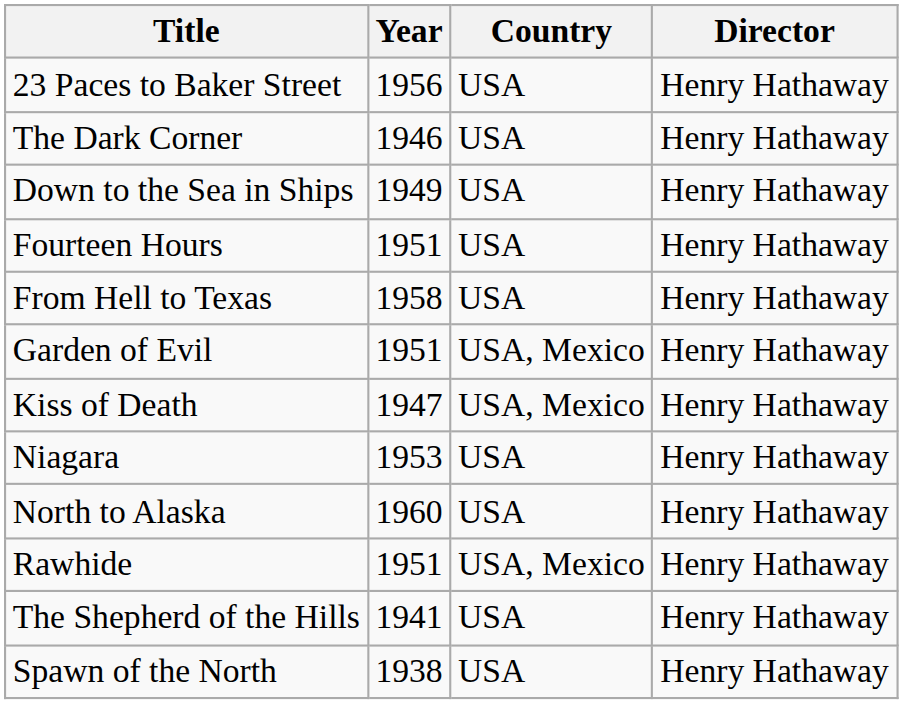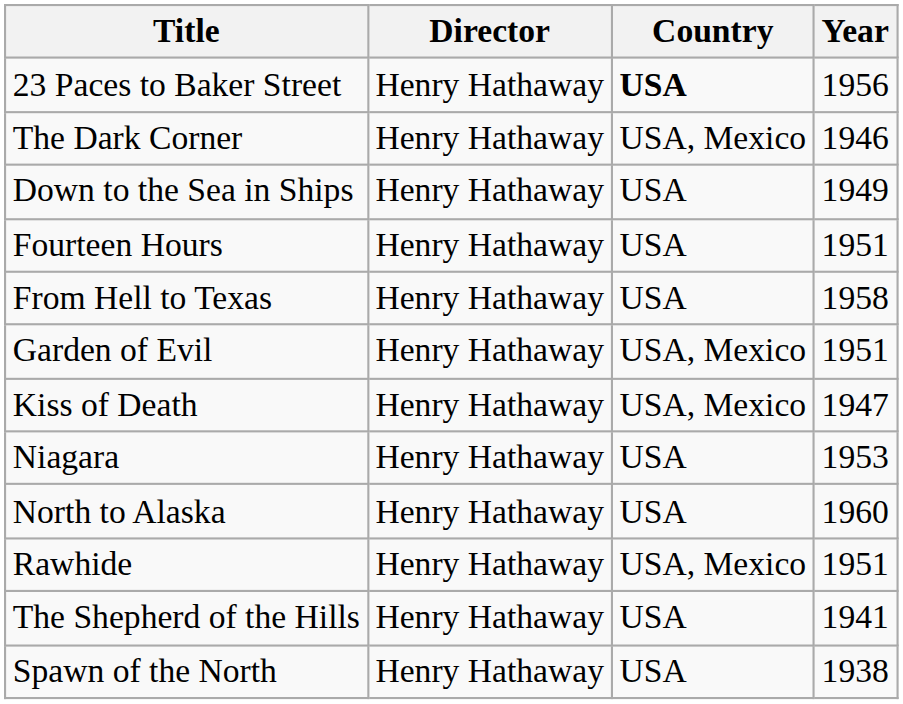columns swapped: (775, 31) <-> (409, 31)
(492, 84) normal -> (653, 84) bold
(492, 137) USA -> (713, 137) USA, Mexico
